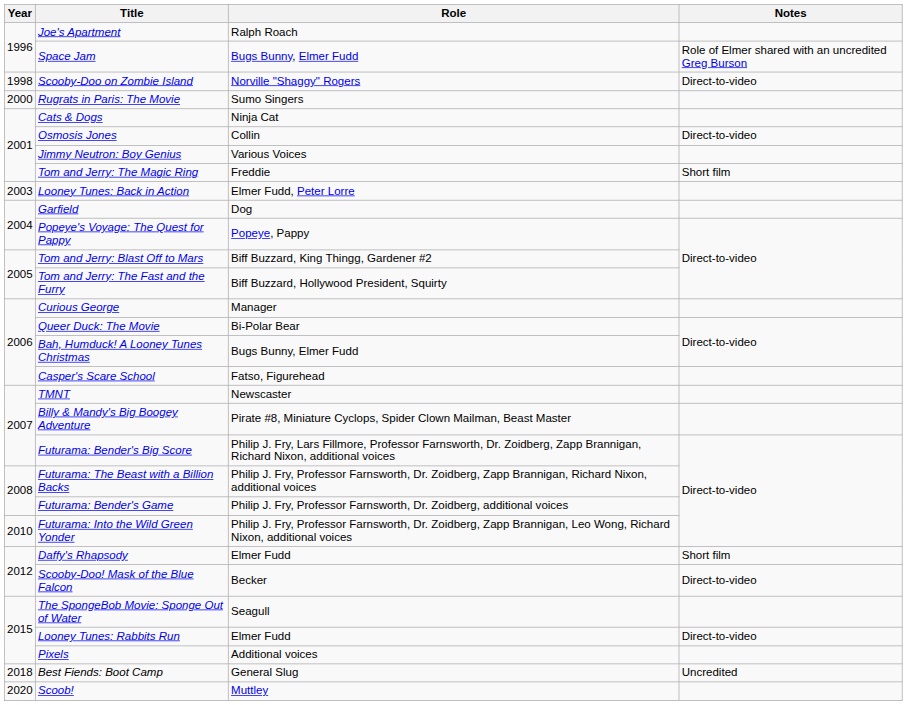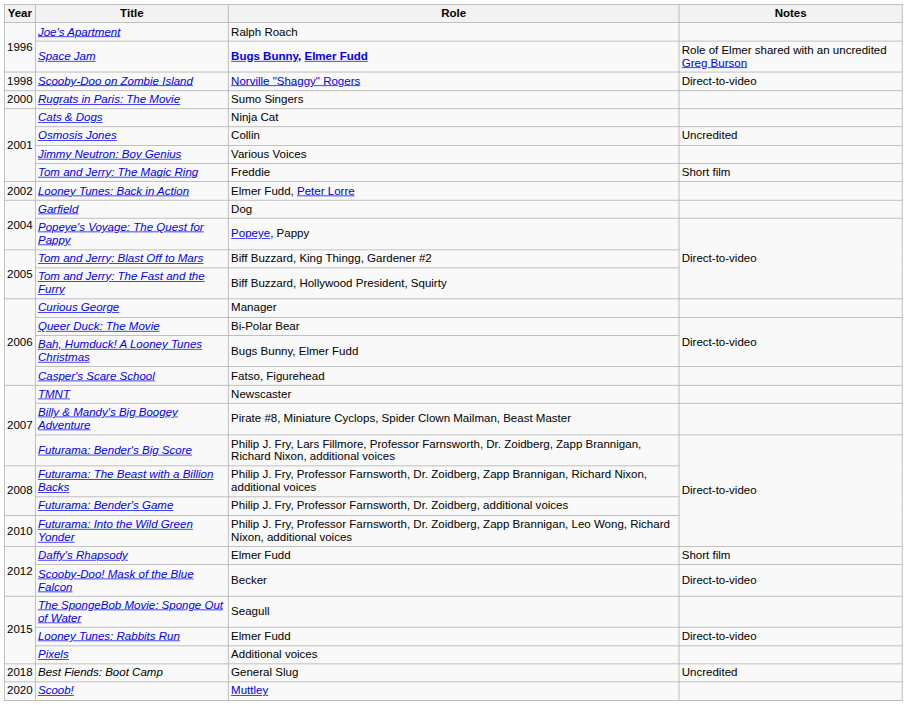(295, 56) normal -> (299, 56) bold
(719, 136) Direct-to-video -> (710, 136) Uncredited
(20, 191) 2003 -> (20, 191) 2002
